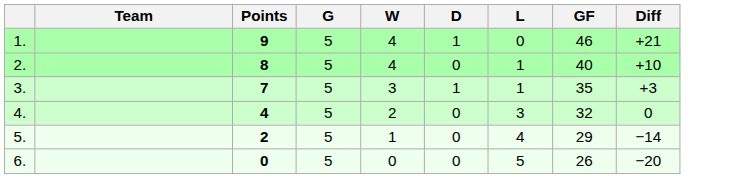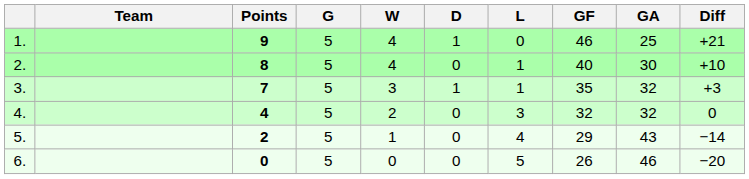+ column: (648, 16)
